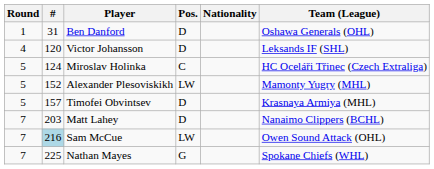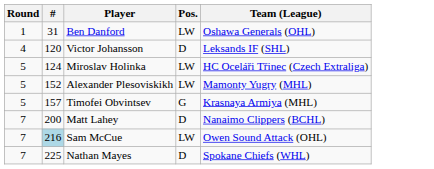- column: (230, 13)
(182, 31) D -> (187, 31) LW
(182, 66) C -> (187, 66) LW
(182, 102) D -> (182, 102) G
(53, 119) 203 -> (53, 119) 200
(182, 155) G -> (182, 155) D
